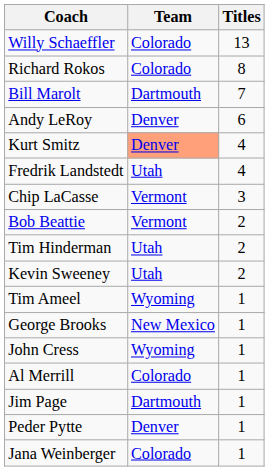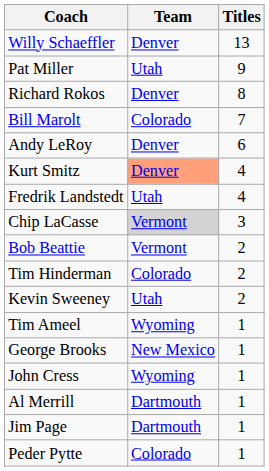(161, 42) Colorado -> (155, 42) Denver
+ row: (41, 68)
(161, 68) Colorado -> (155, 94) Denver
(166, 94) Dartmouth -> (161, 119) Colorado
(159, 196) no background -> (159, 222) lightgrey background
(147, 247) Utah -> (161, 273) Colorado
(161, 376) Colorado -> (166, 401) Dartmouth
(155, 427) Denver -> (161, 453) Colorado
- row: (62, 453)
